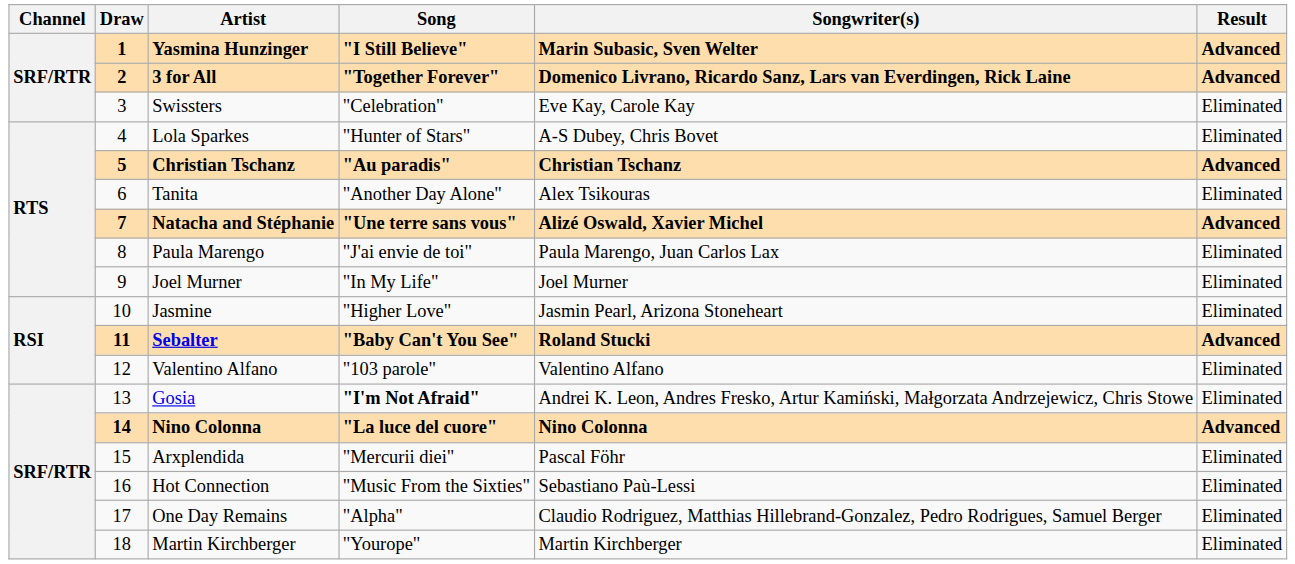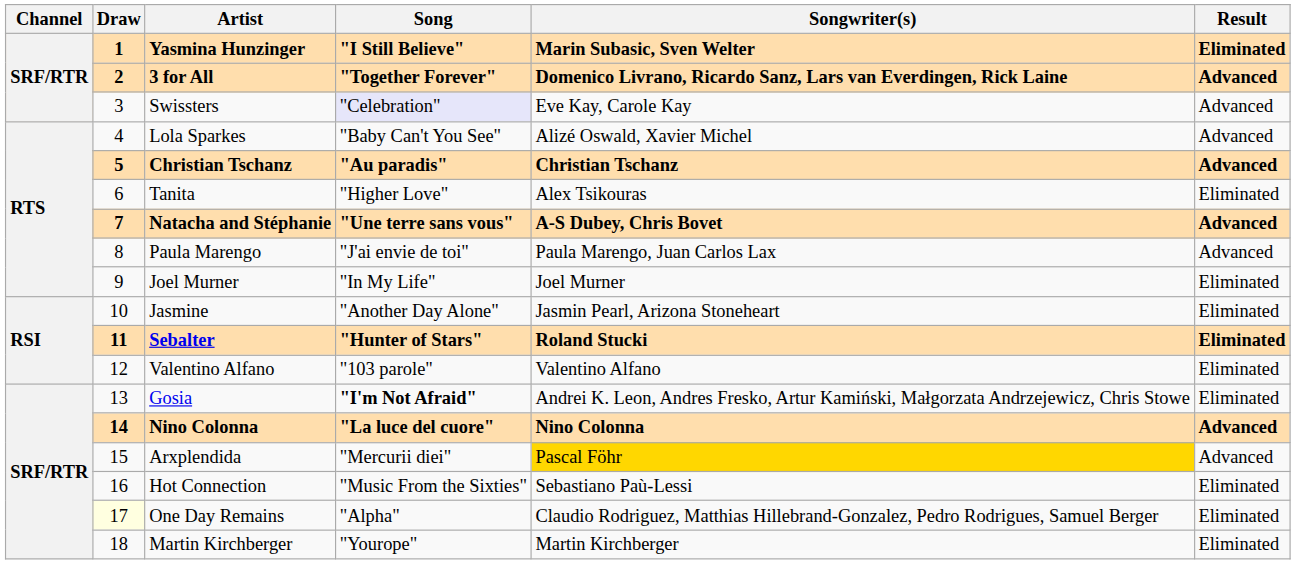(1241, 48) Advanced -> (1242, 48) Eliminated
(393, 106) no background -> (390, 106) lavender background
(1242, 106) Eliminated -> (1236, 106) Advanced
(406, 135) "Hunter of Stars" -> (420, 135) "Baby Can't You See"
(628, 135) A-S Dubey, Chris Bovet -> (644, 135) Alizé Oswald, Xavier Michel
(1242, 135) Eliminated -> (1236, 135) Advanced
(422, 194) "Another Day Alone" -> (394, 194) "Higher Love"
(651, 223) Alizé Oswald, Xavier Michel -> (629, 223) A-S Dubey, Chris Bovet
(1242, 252) Eliminated -> (1236, 252) Advanced
(397, 310) "Higher Love" -> (419, 310) "Another Day Alone"
(431, 340) "Baby Can't You See" -> (411, 340) "Hunter of Stars"
(1241, 340) Advanced -> (1242, 340) Eliminated
(582, 456) no background -> (579, 456) gold background
(1242, 456) Eliminated -> (1236, 456) Advanced
(122, 515) no background -> (119, 515) lightyellow background
